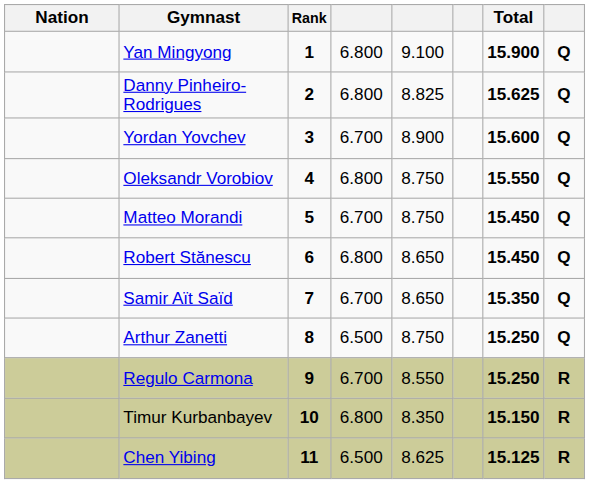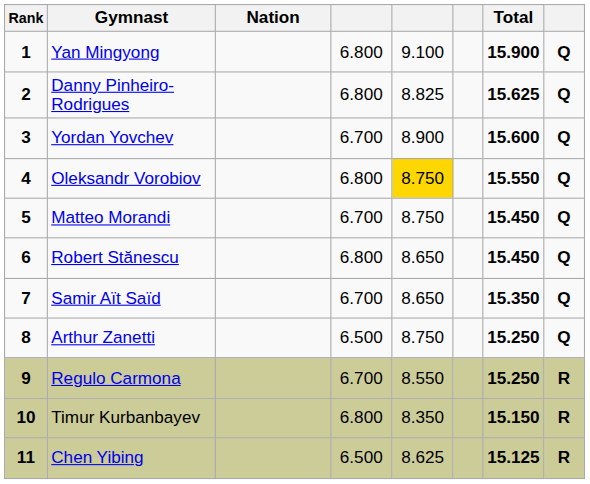columns swapped: (309, 19) <-> (62, 18)
(423, 178) no background -> (423, 178) gold background
